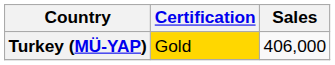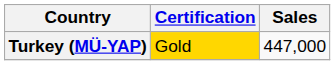(295, 45) 406,000 -> (295, 45) 447,000
